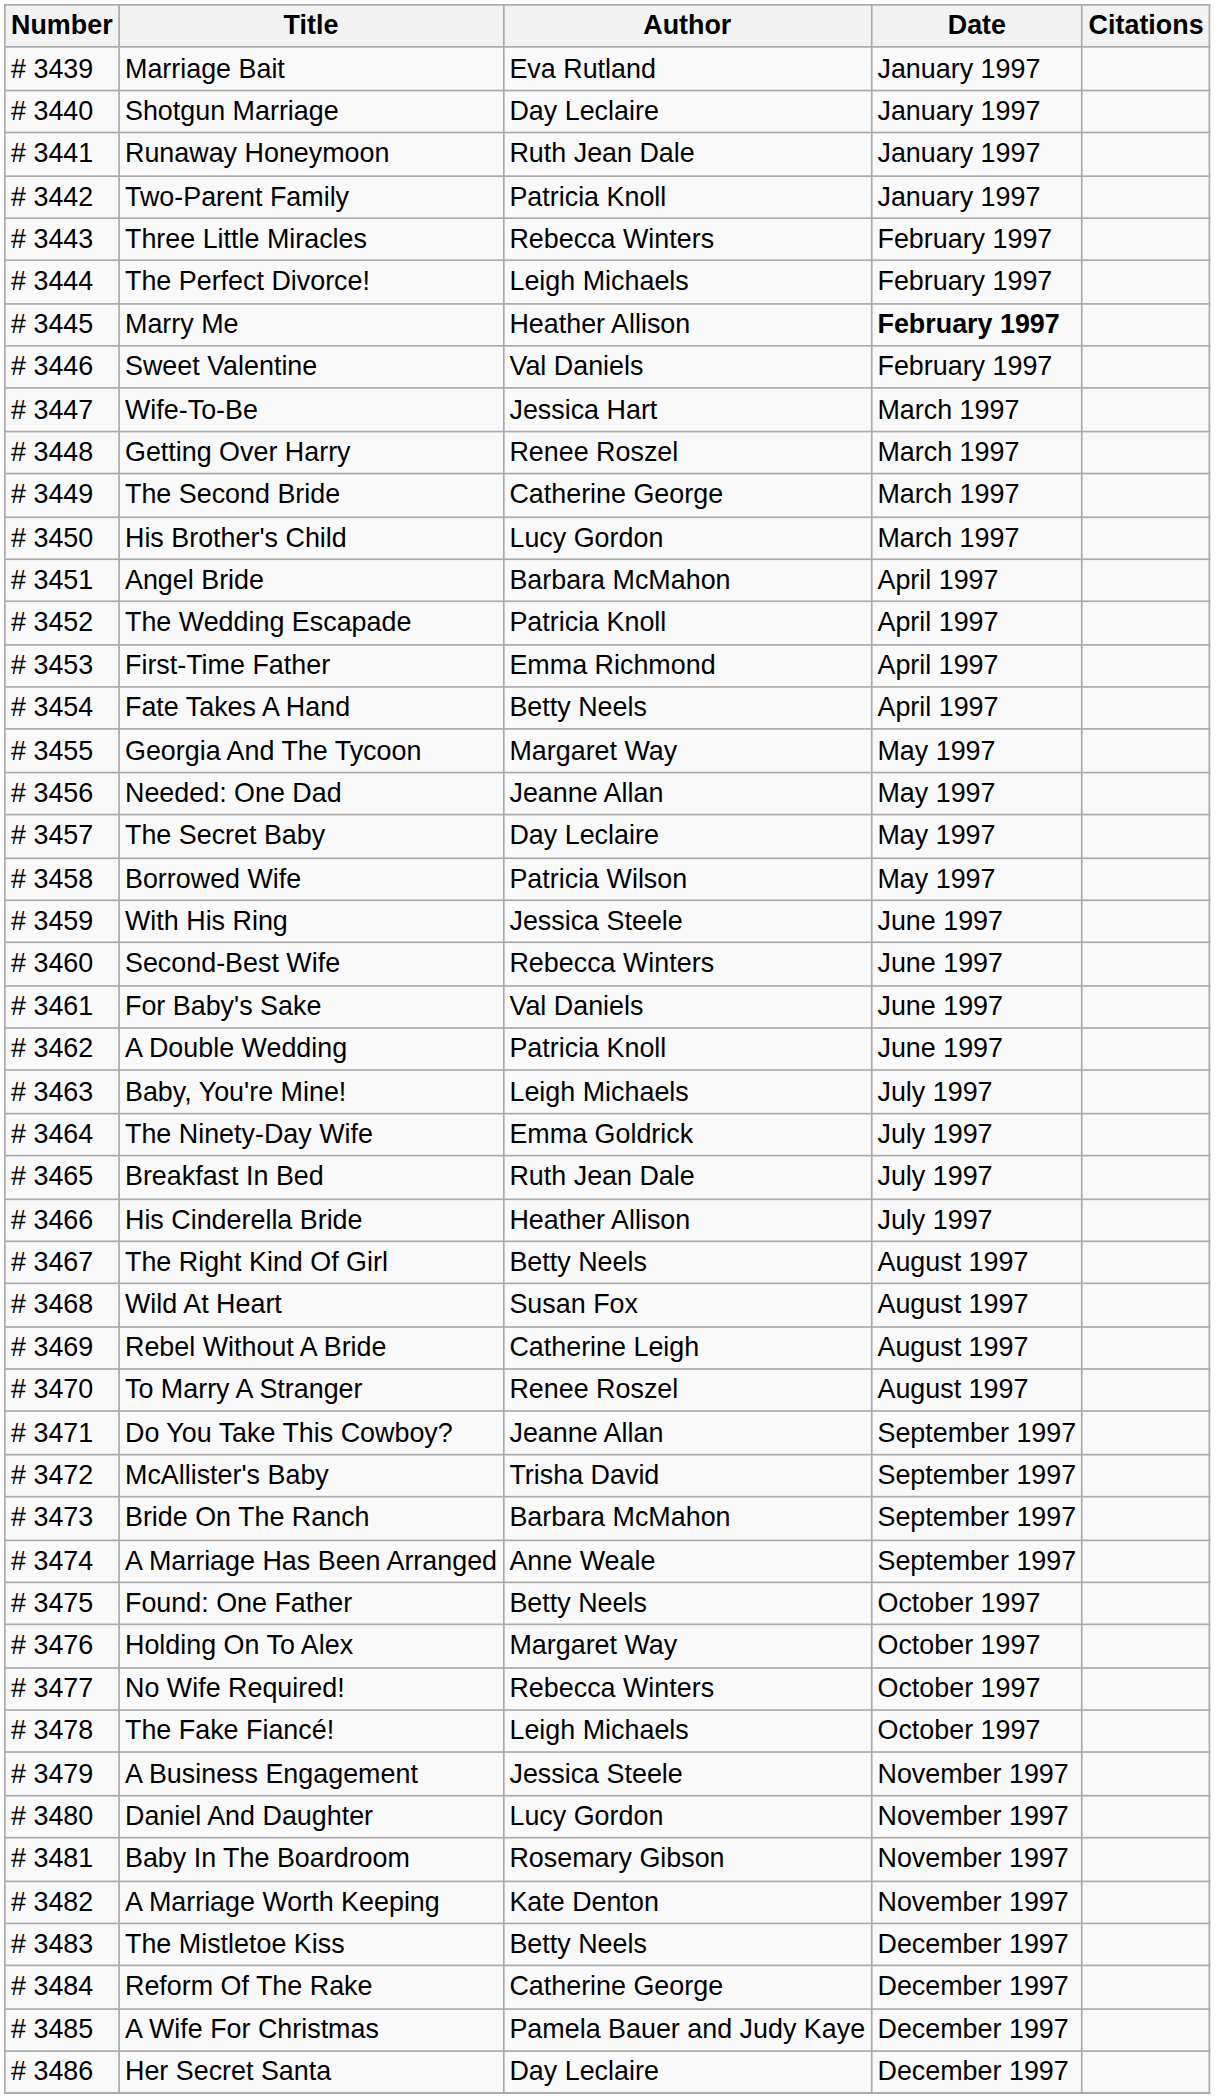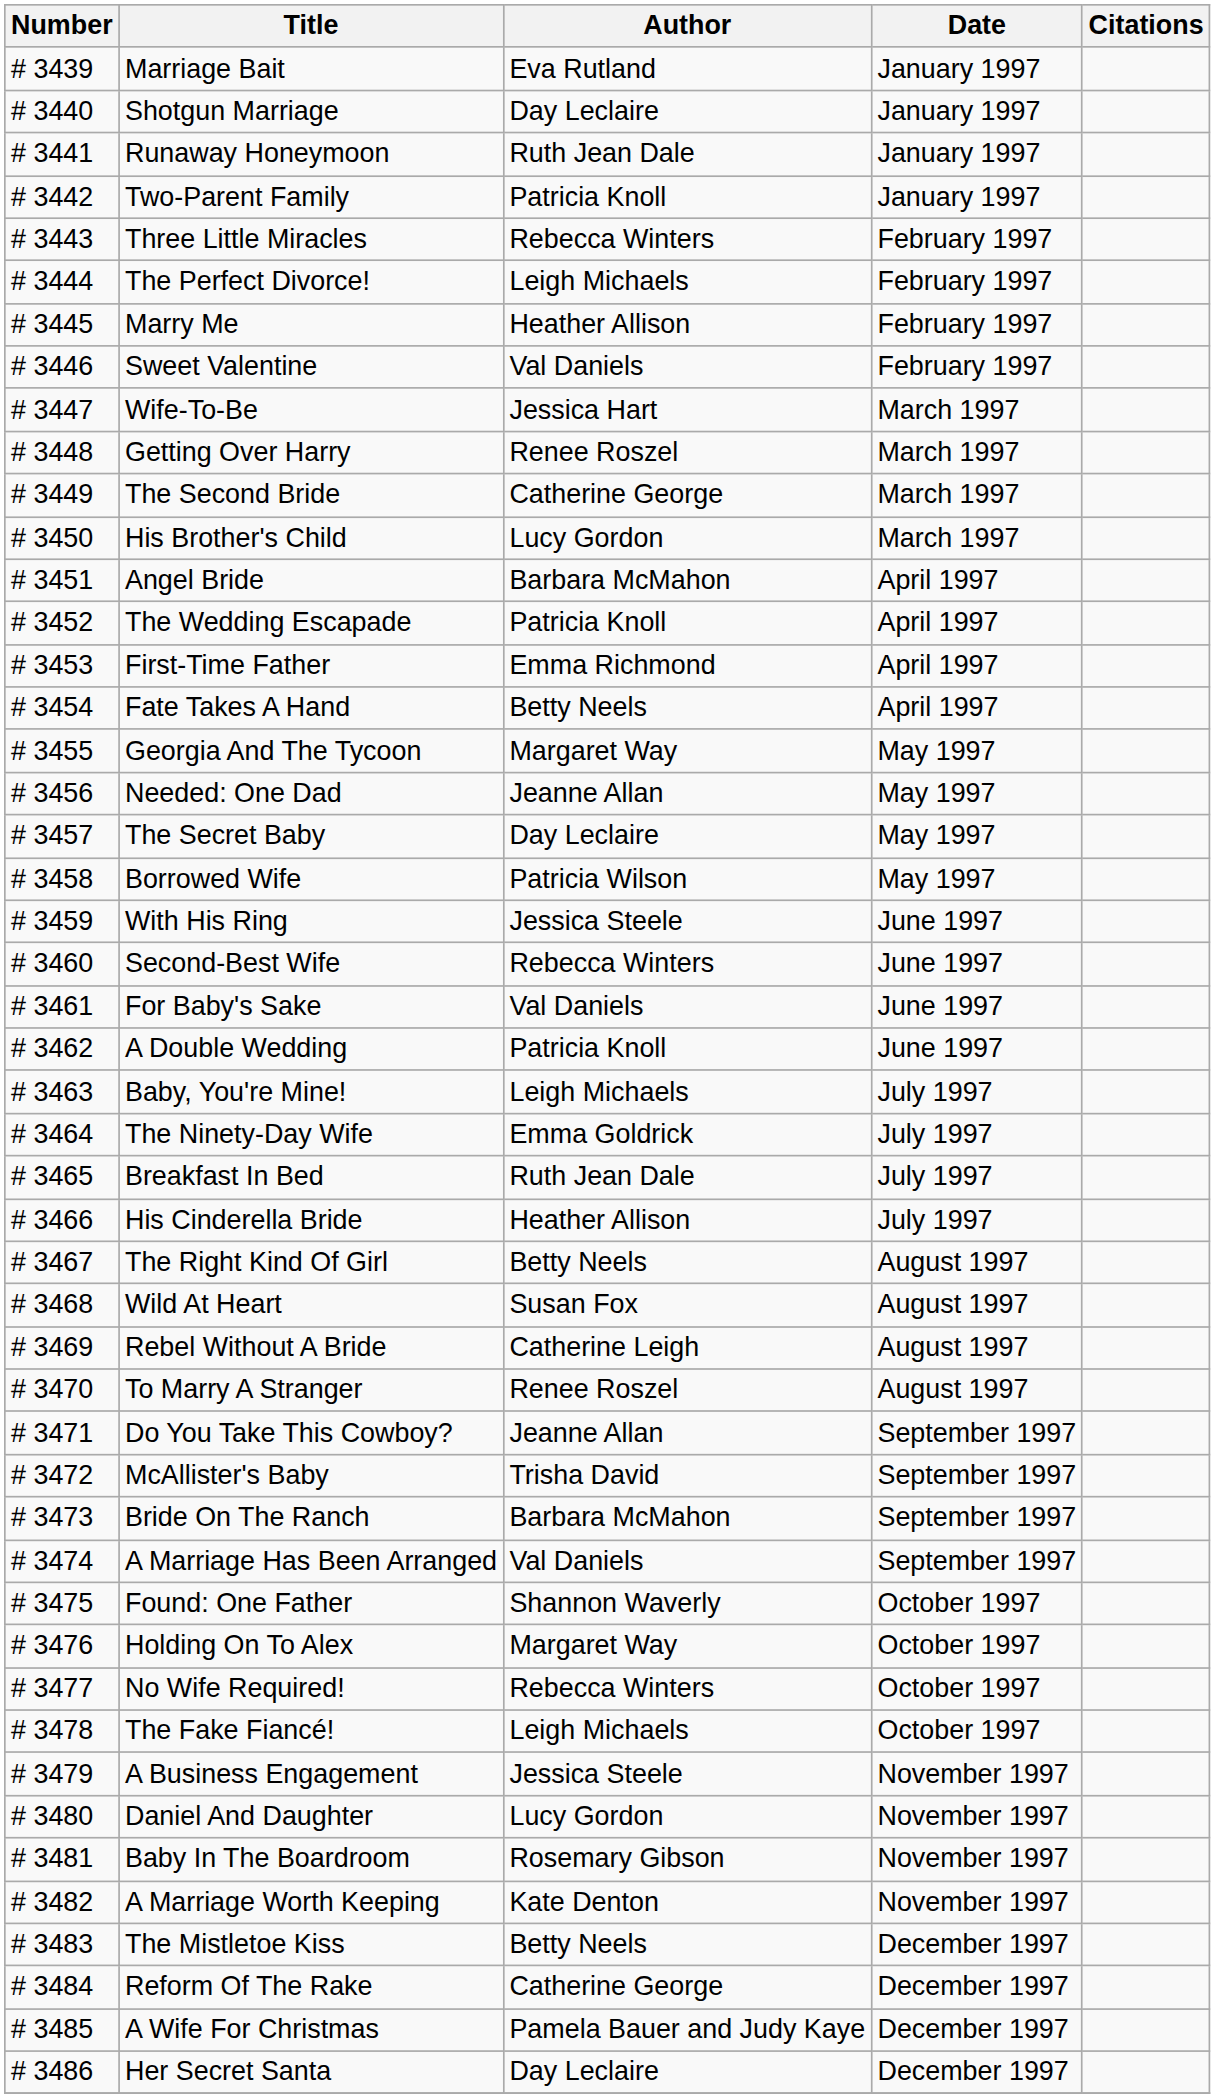(969, 324) bold -> (965, 324) normal
(582, 1560) Anne Weale -> (576, 1560) Val Daniels
(578, 1603) Betty Neels -> (615, 1603) Shannon Waverly
